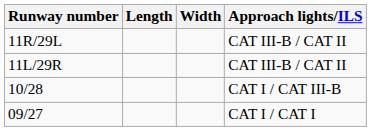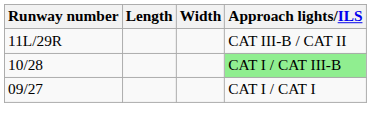- row: (35, 41)
(285, 89) no background -> (285, 65) lightgreen background
